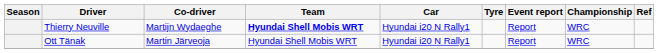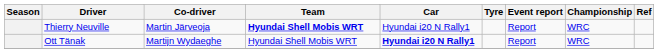(184, 27) Martijn Wydaeghe -> (178, 27) Martin Järveoja
(178, 42) Martin Järveoja -> (184, 42) Martijn Wydaeghe
(426, 42) normal -> (428, 42) bold
